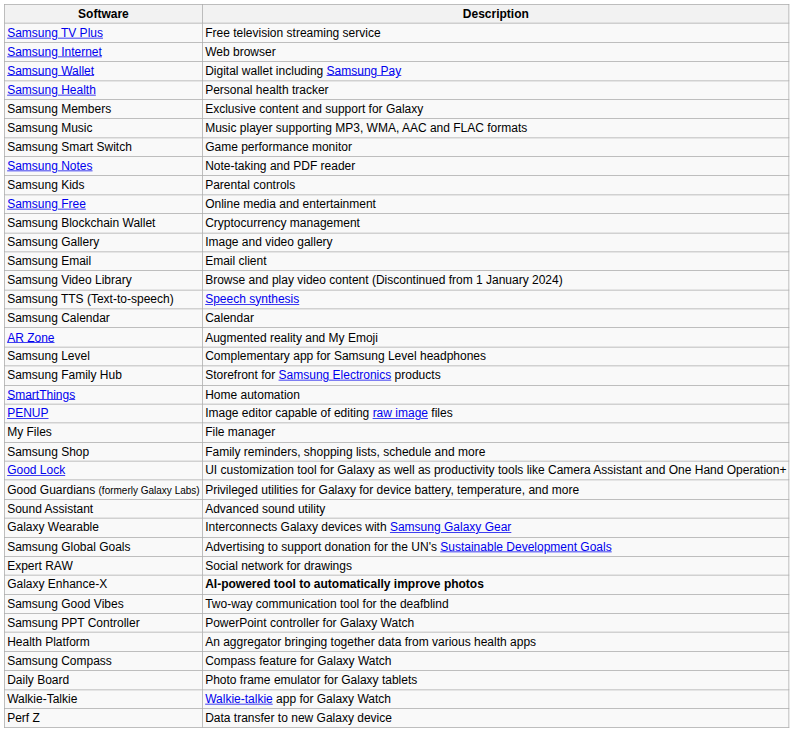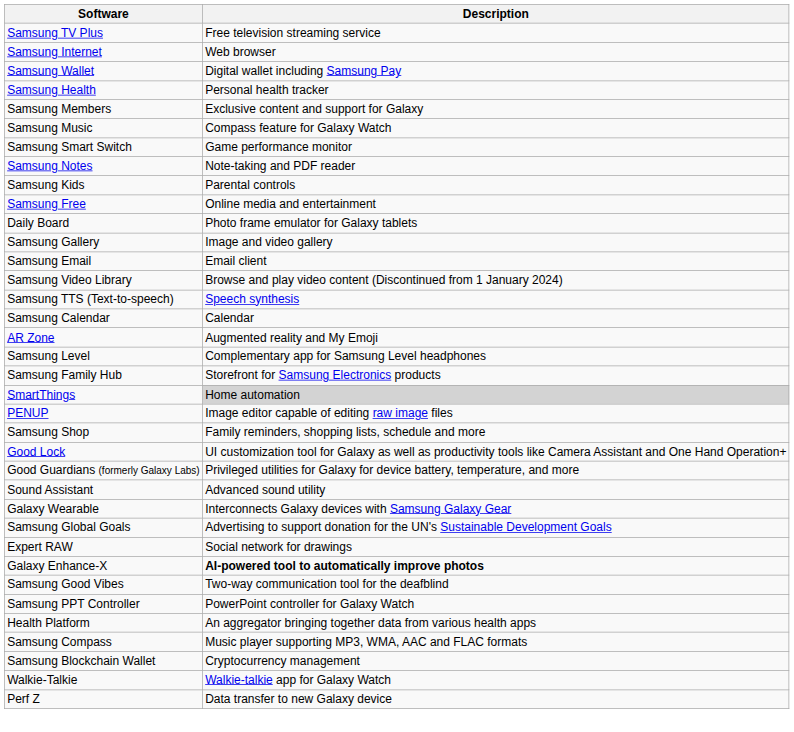(366, 128) Music player supporting MP3, WMA, AAC and FLAC formats -> (298, 128) Compass feature for Galaxy Watch
rows swapped: (81, 223) <-> (38, 680)
(253, 394) no background -> (253, 394) lightgrey background
- row: (29, 432)
(298, 661) Compass feature for Galaxy Watch -> (366, 642) Music player supporting MP3, WMA, AAC and FLAC formats
